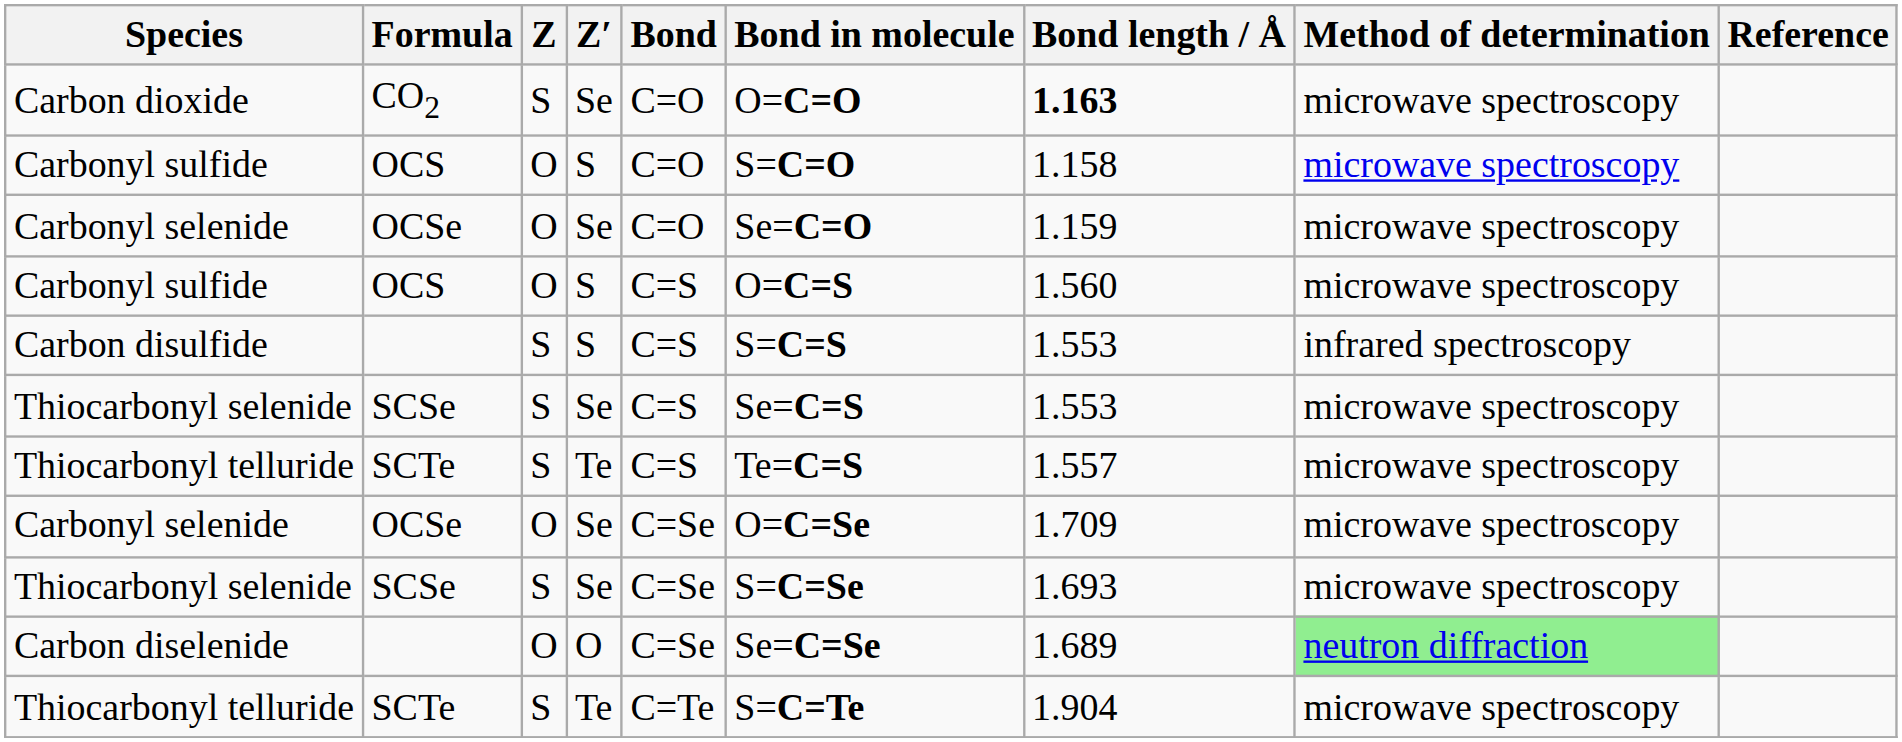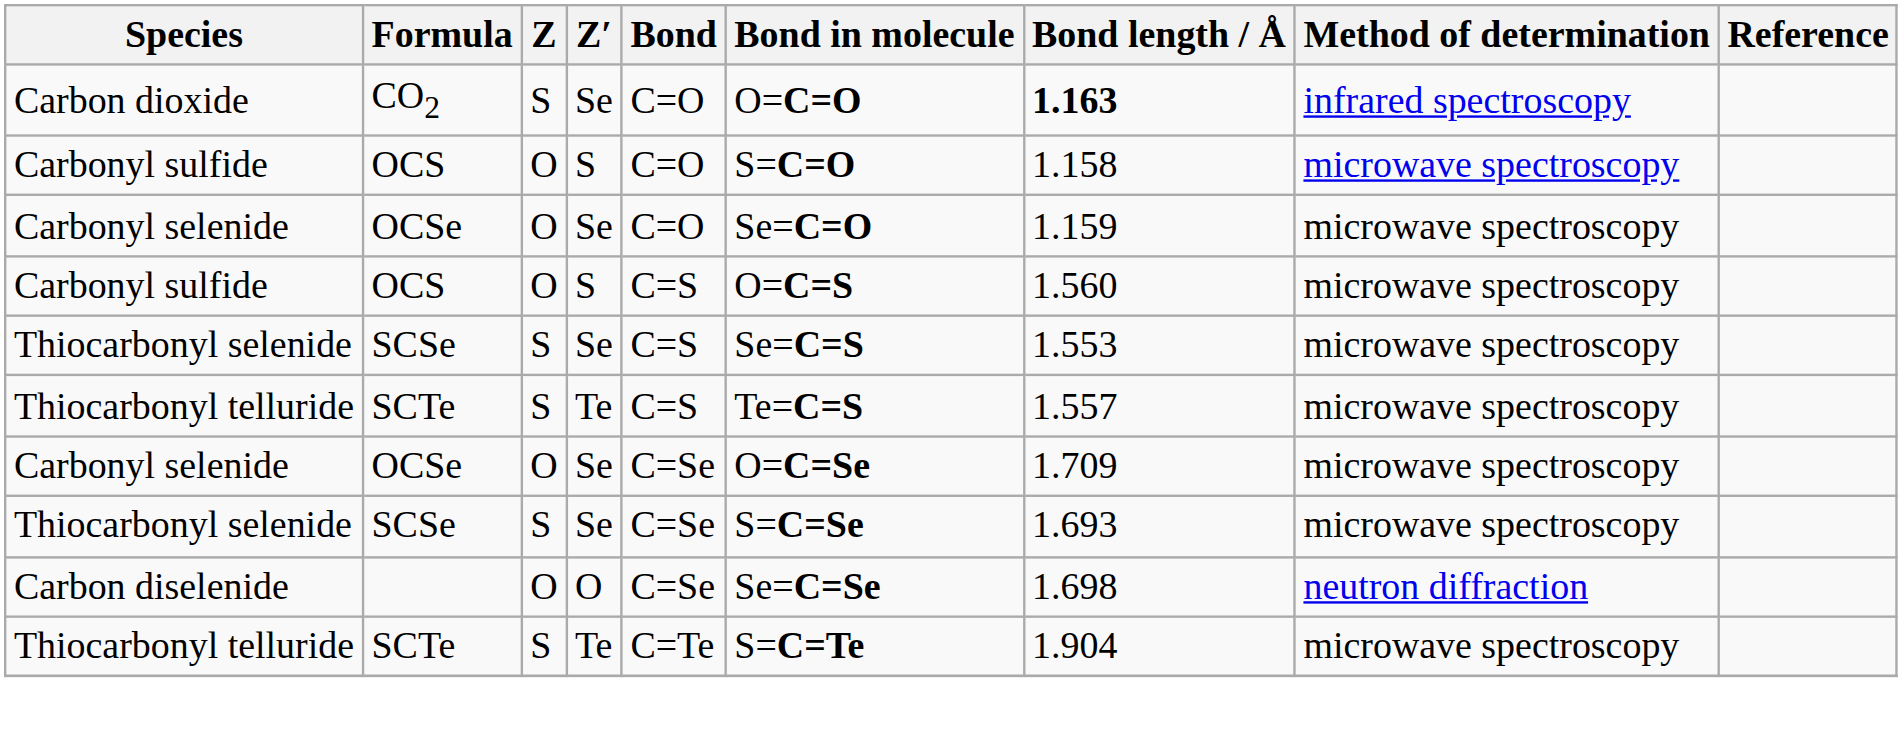(1491, 99) microwave spectroscopy -> (1467, 99) infrared spectroscopy
- row: (141, 345)
(1075, 645) 1.689 -> (1075, 585) 1.698
(1446, 645) lightgreen background -> (1446, 585) no background
